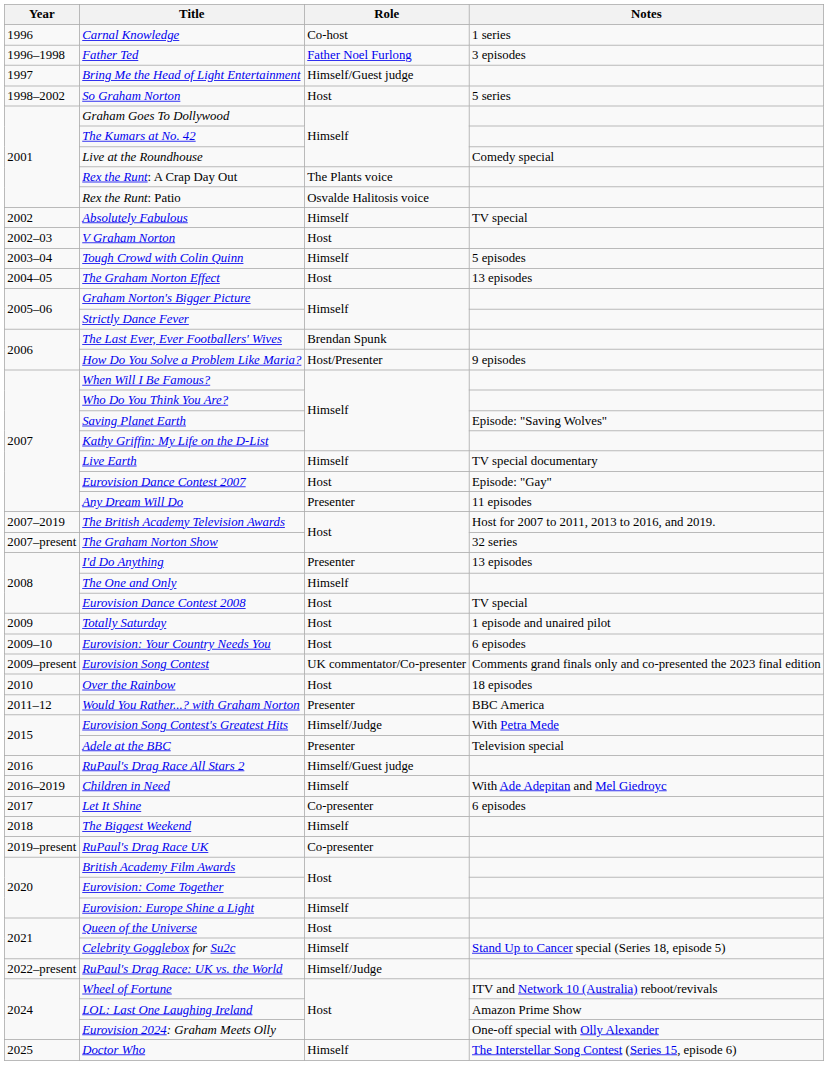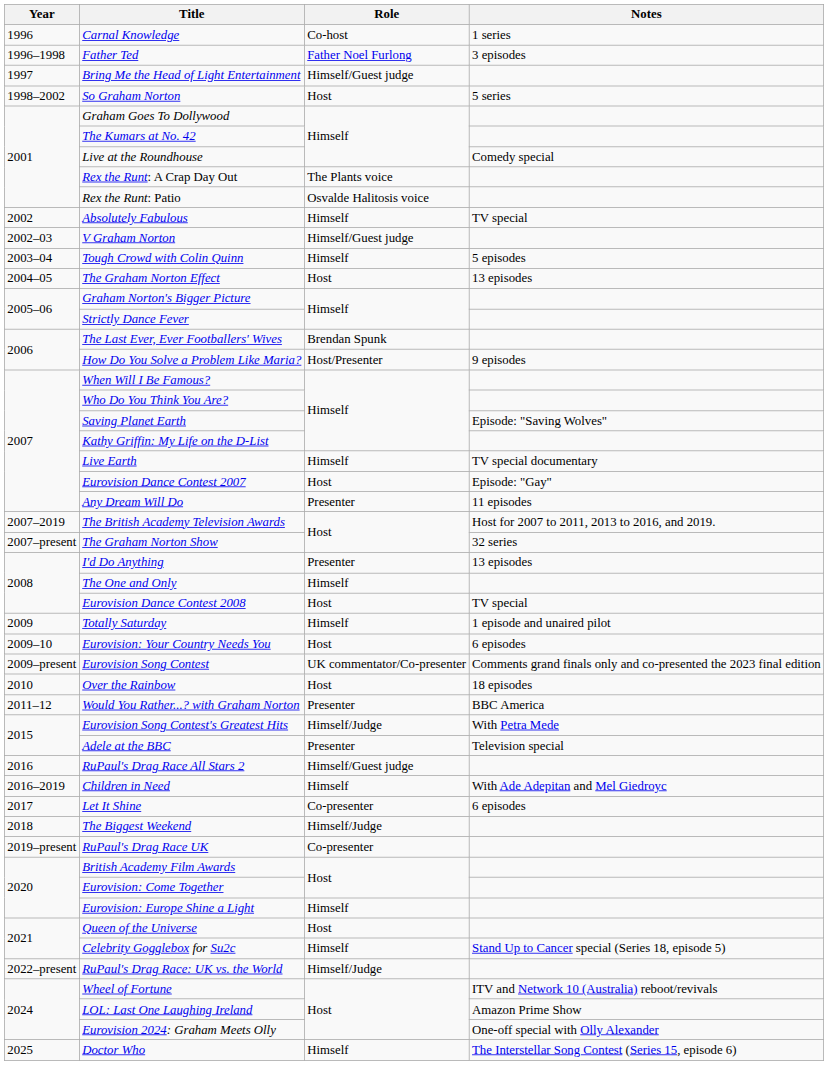(319, 237) Host -> (360, 237) Himself/Guest judge
(319, 623) Host -> (328, 623) Himself
(328, 826) Himself -> (345, 826) Himself/Judge
